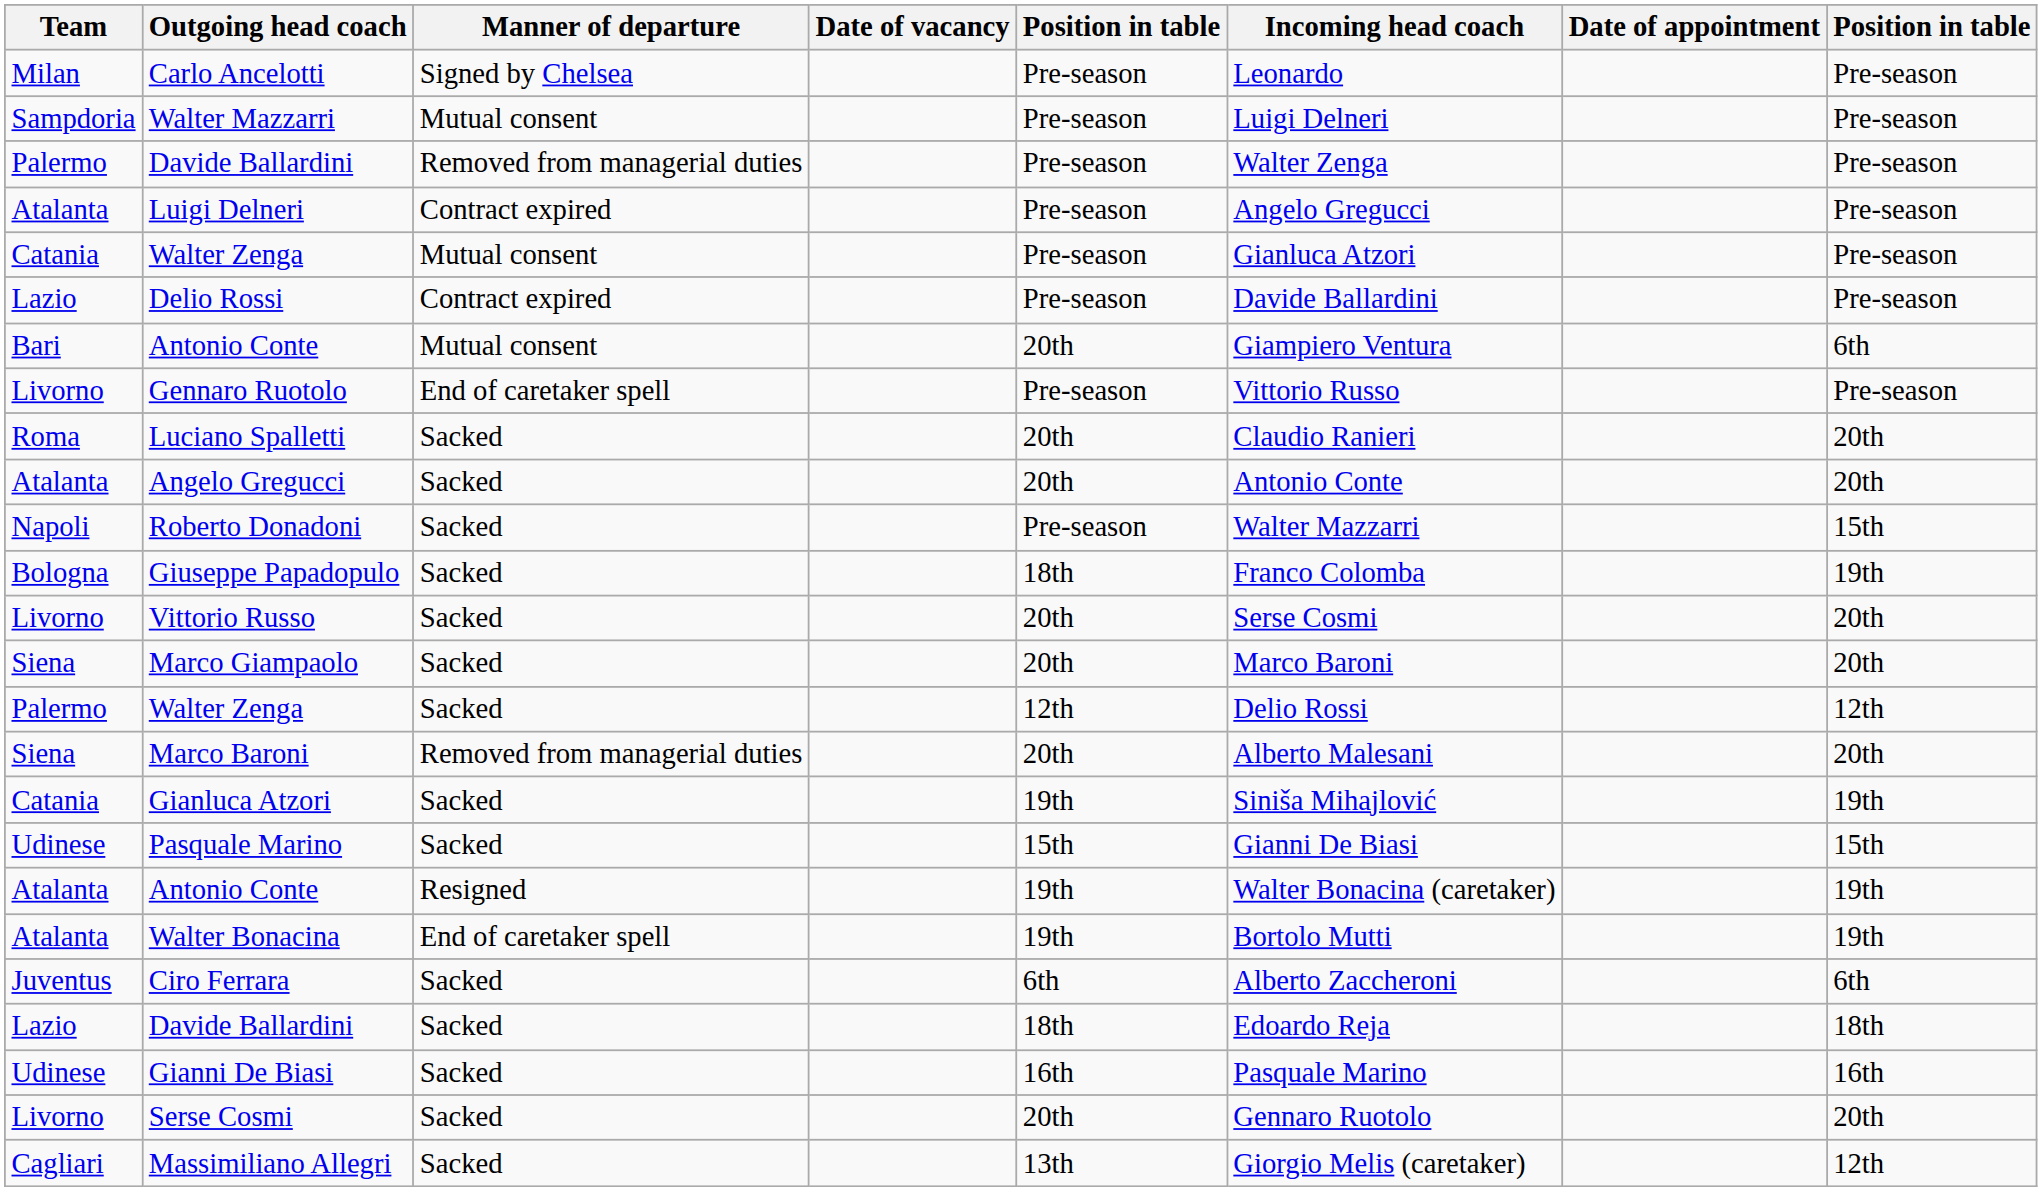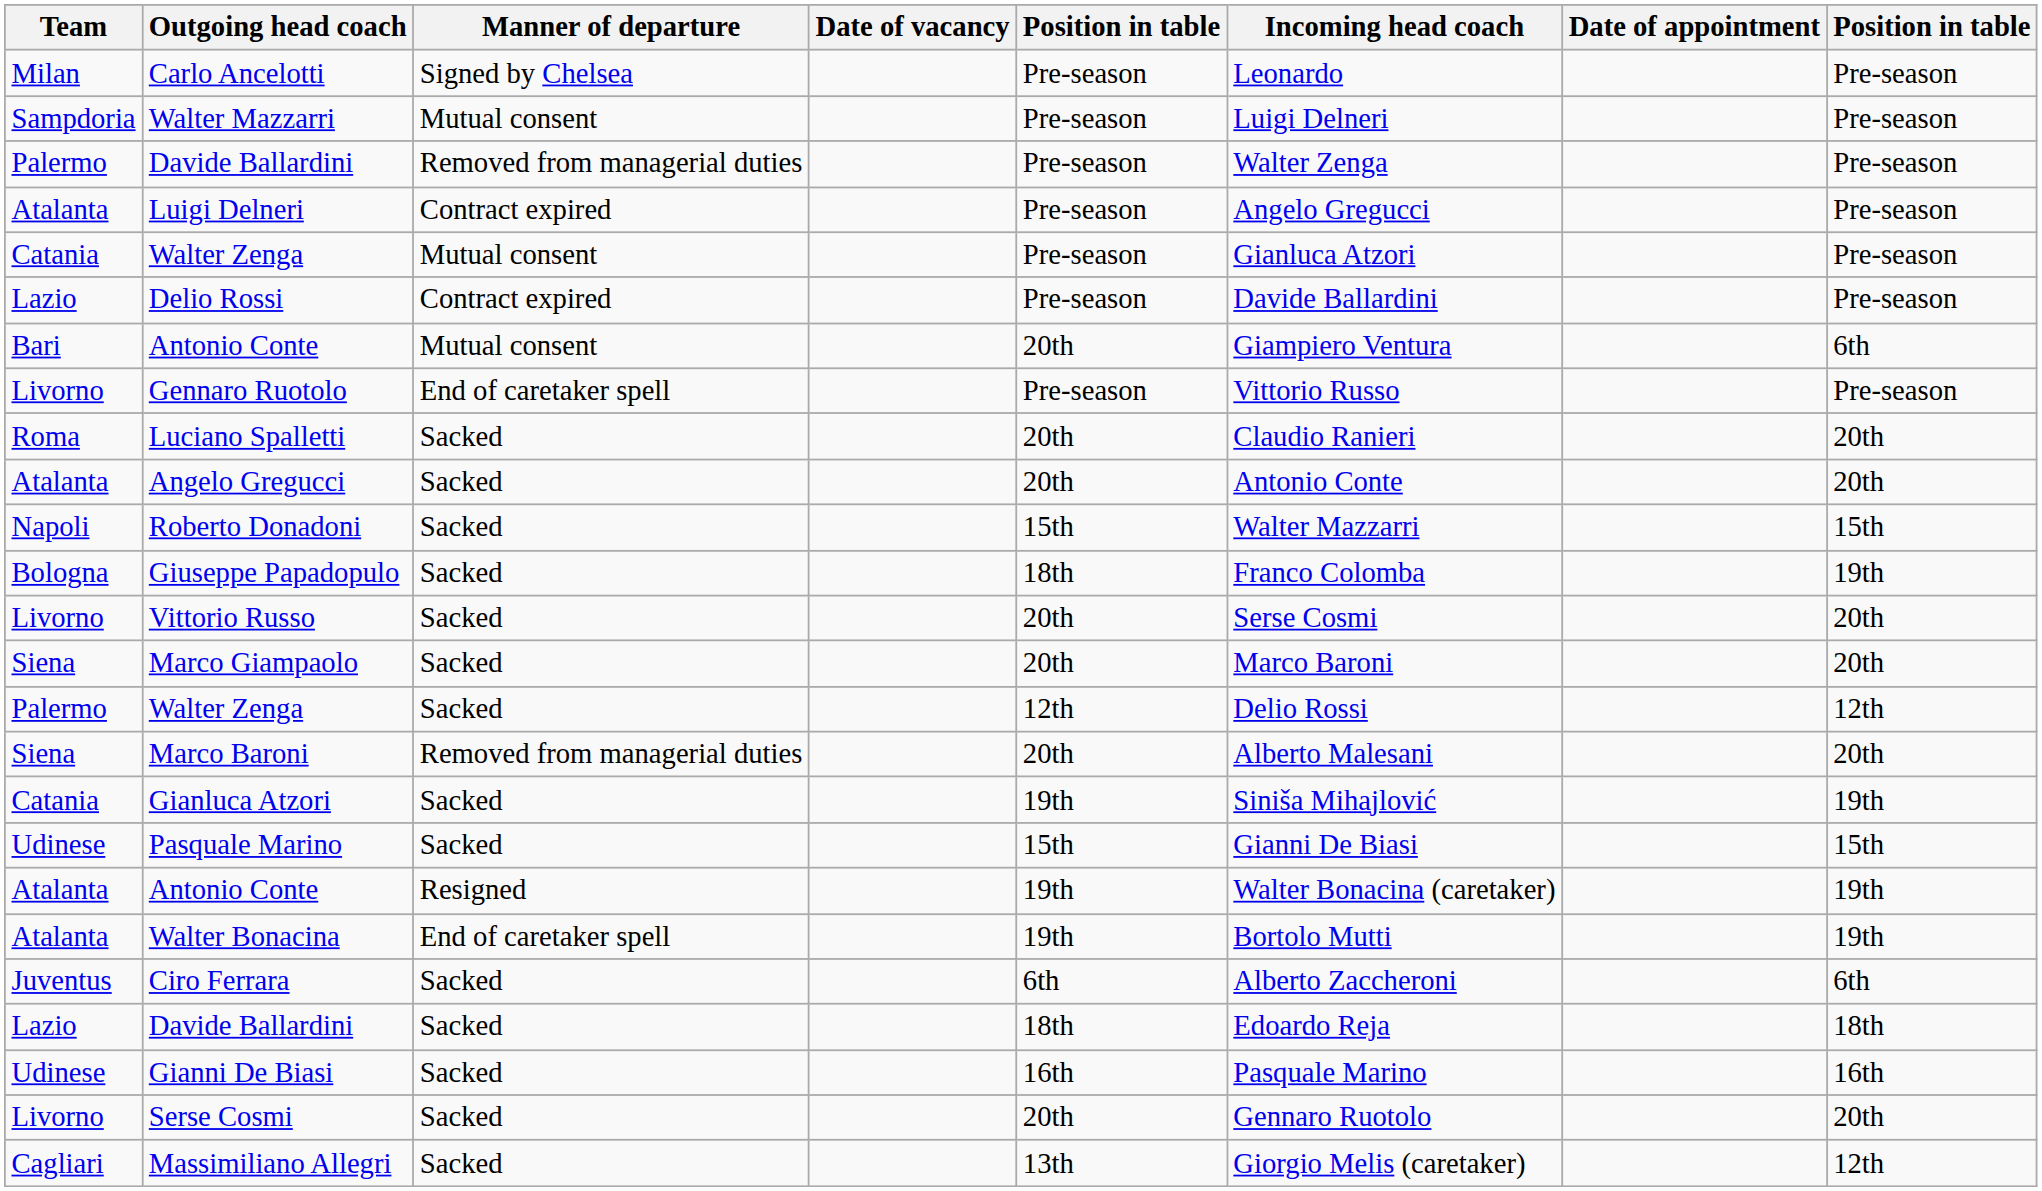(1085, 526) Pre-season -> (1048, 526) 15th
